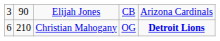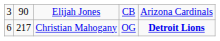(24, 28) 210 -> (24, 28) 217
